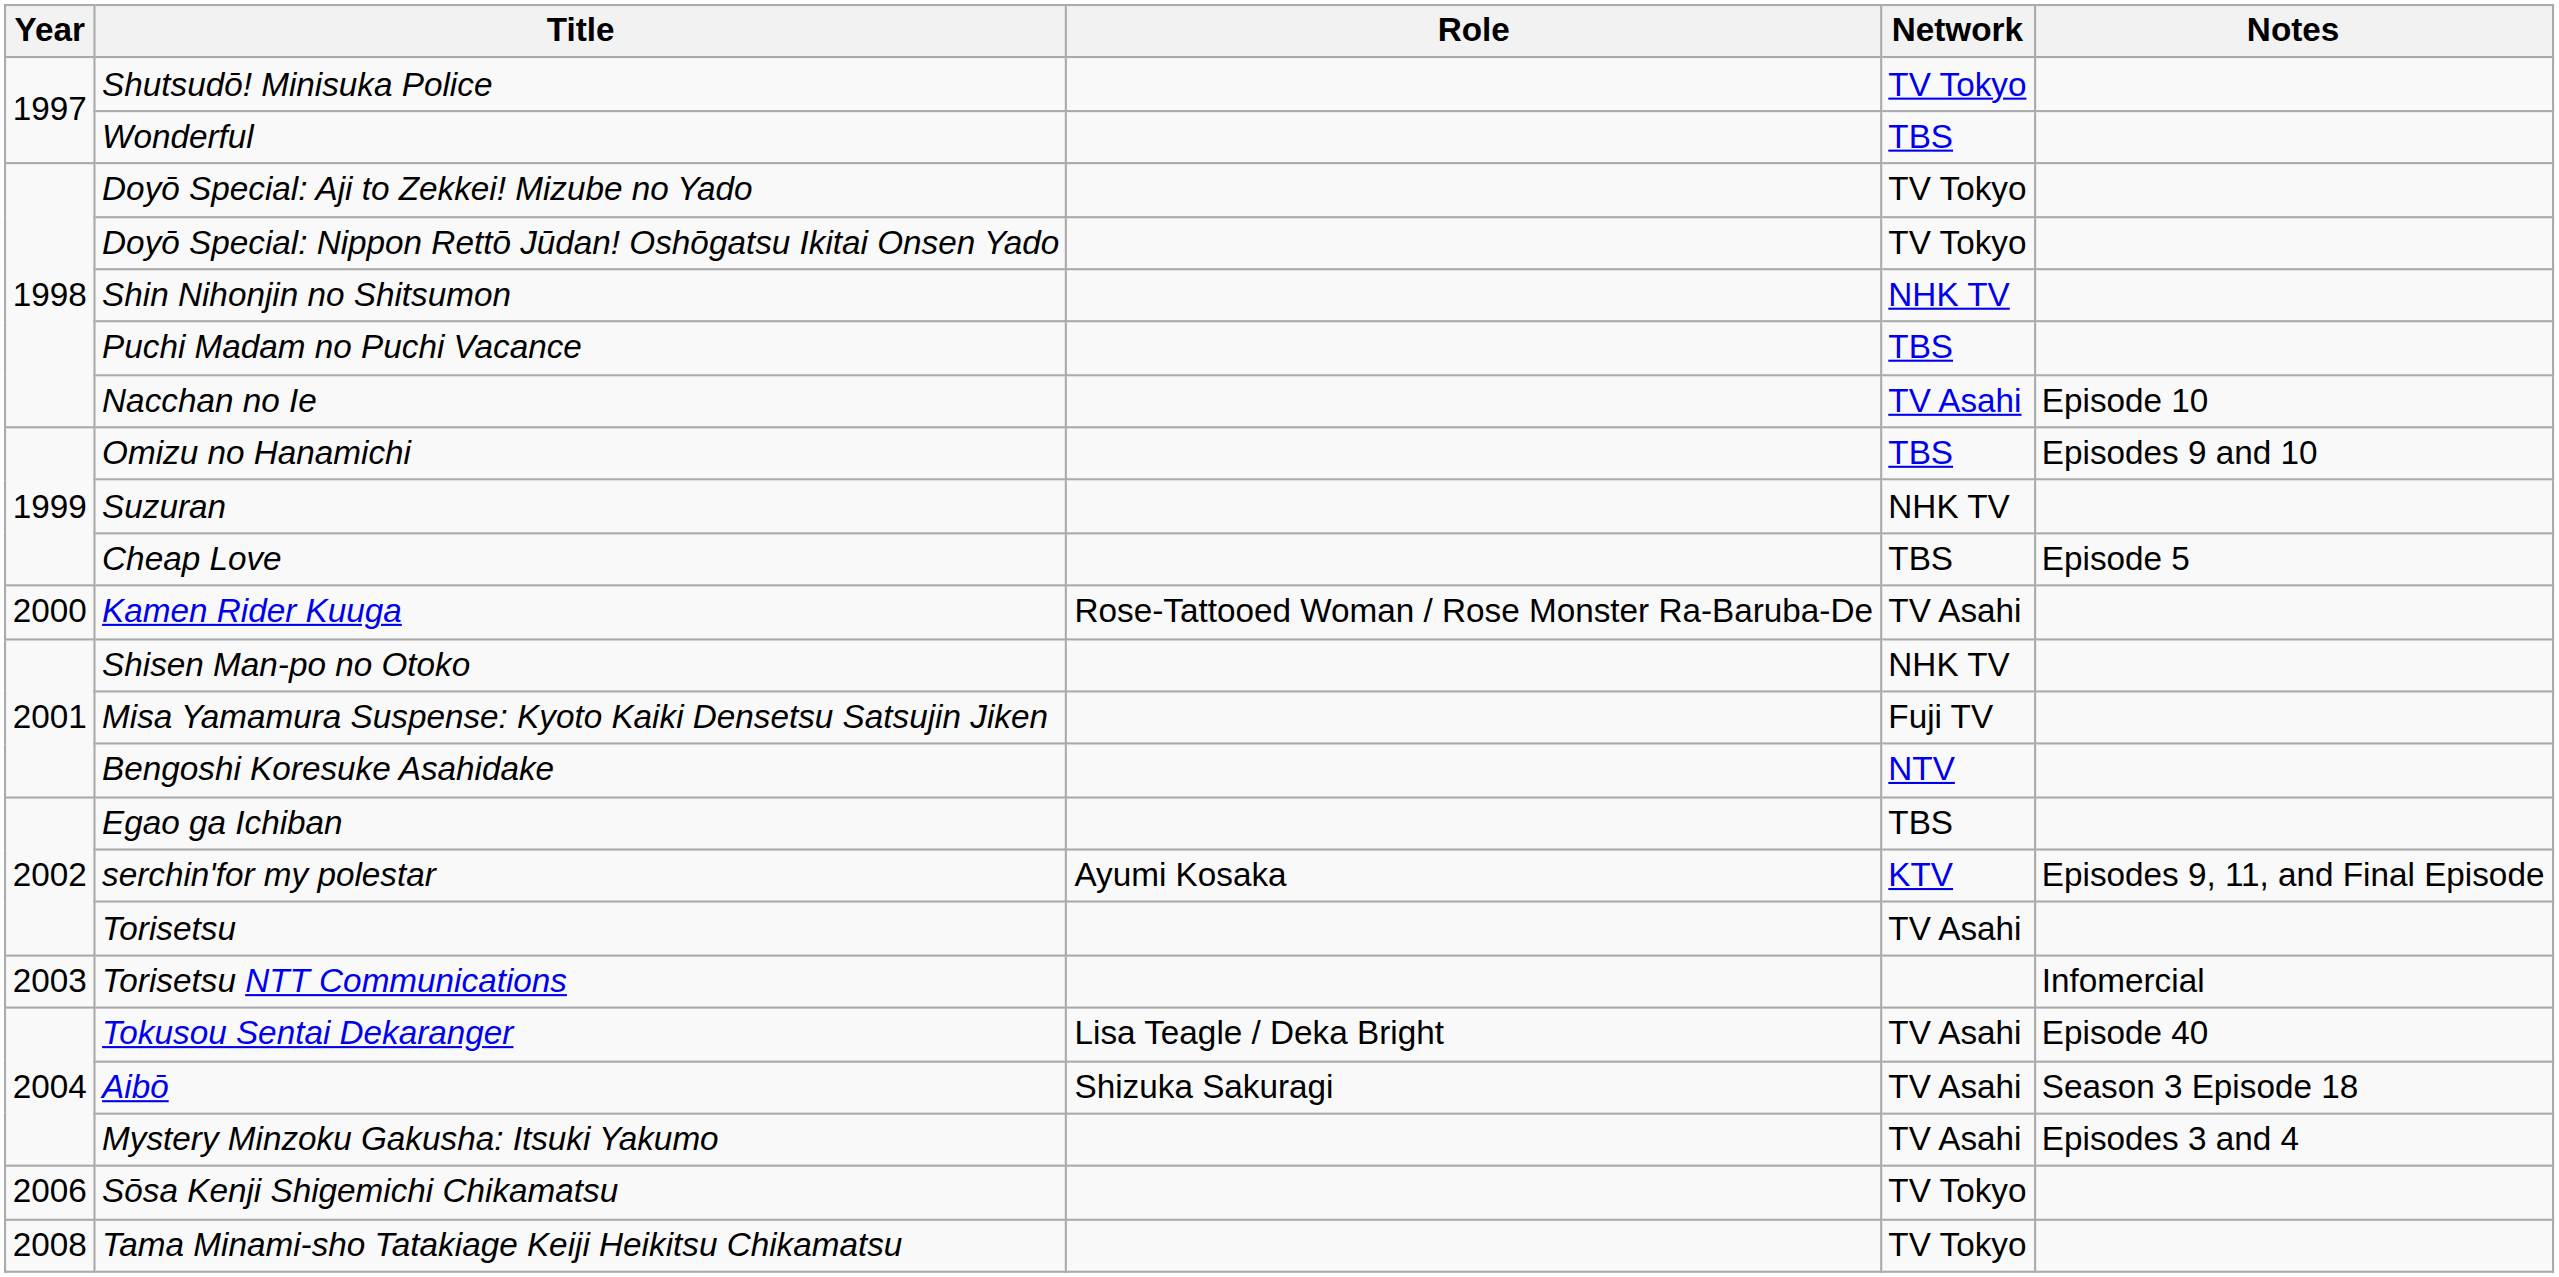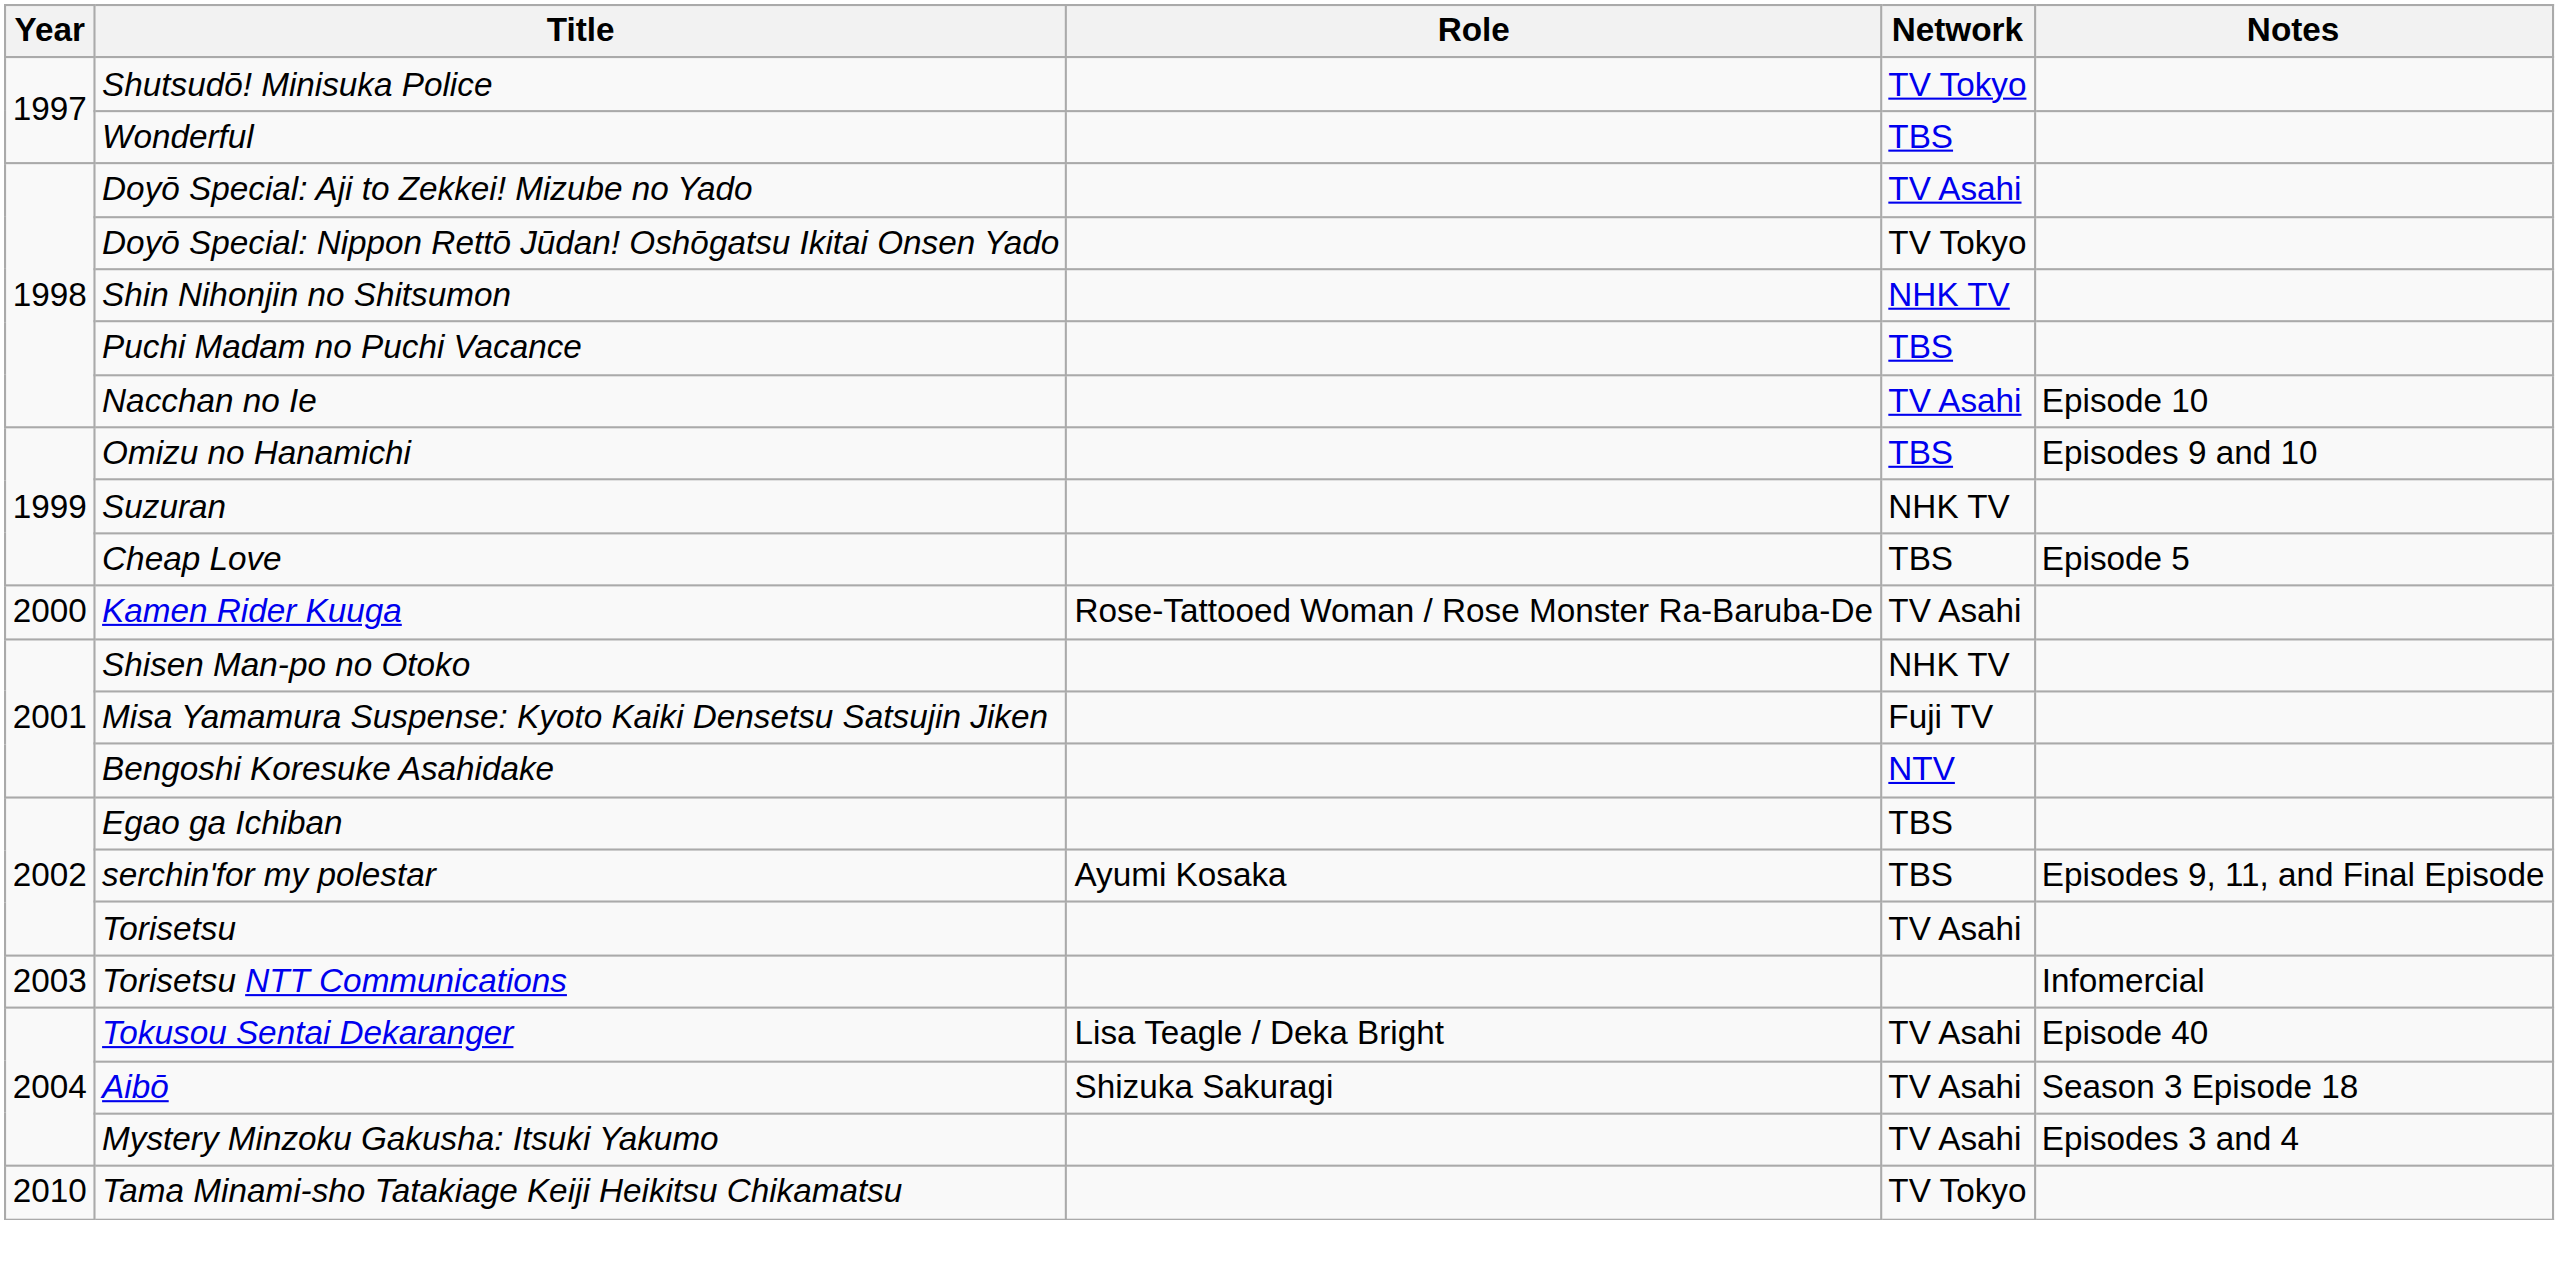(1957, 189) TV Tokyo -> (1955, 189) TV Asahi
(1921, 875) KTV -> (1921, 875) TBS
- row: (360, 1192)
(50, 1244) 2008 -> (50, 1192) 2010
